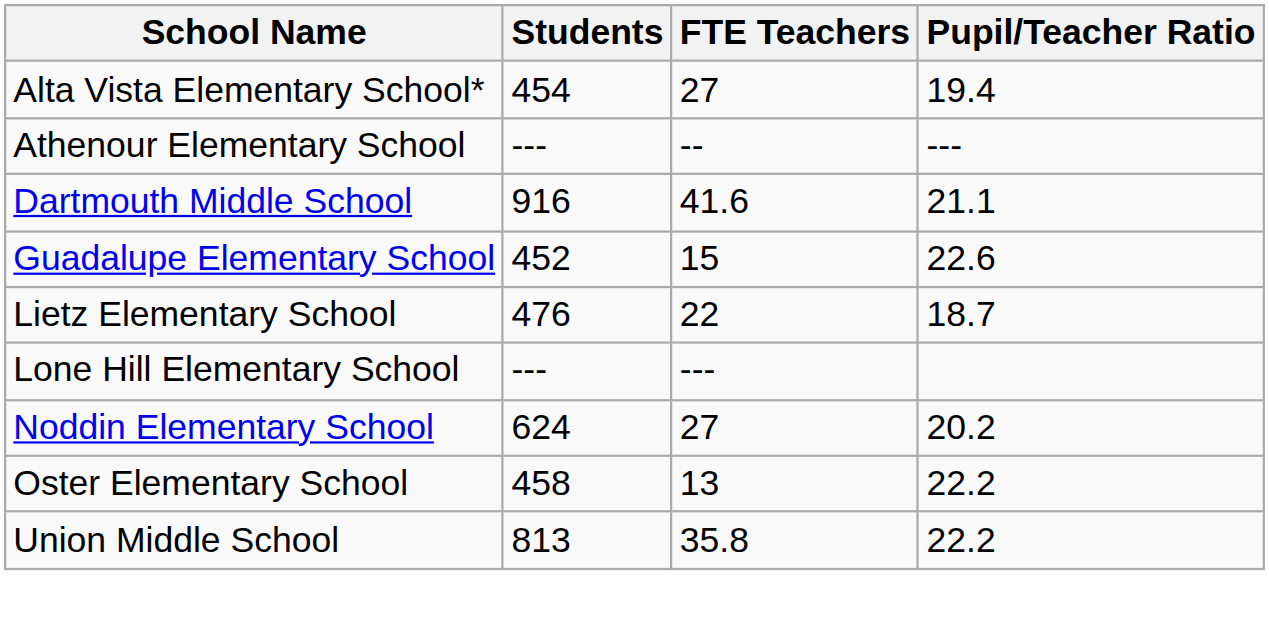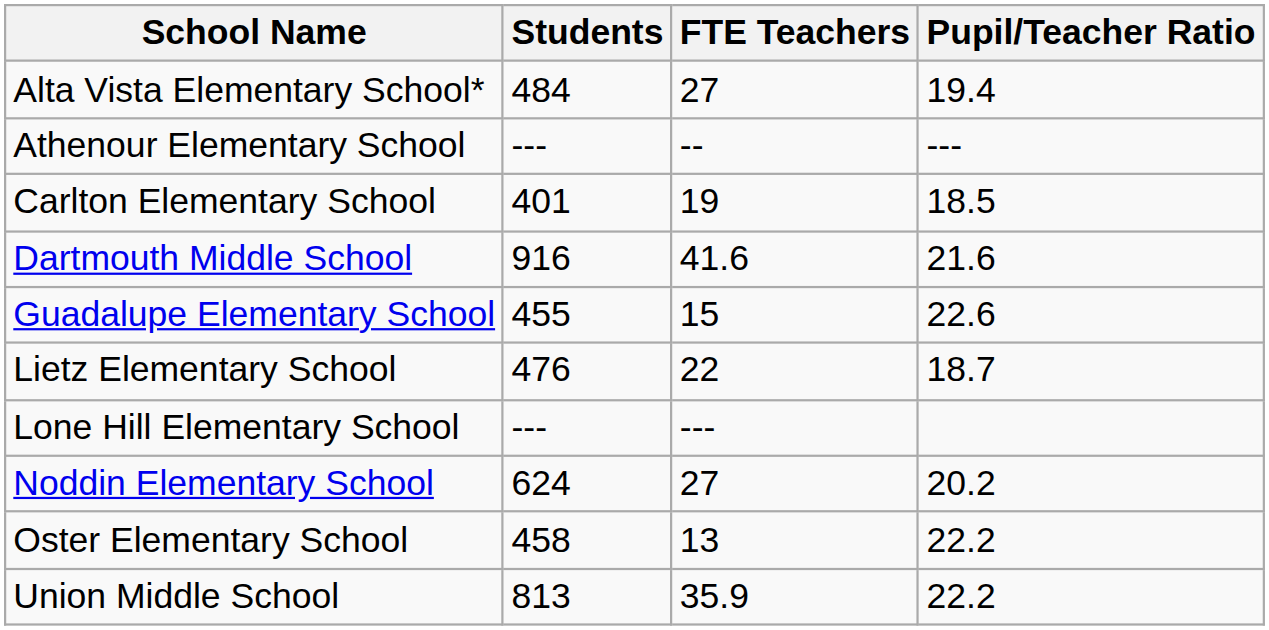(541, 88) 454 -> (541, 88) 484
+ row: (225, 201)
(961, 201) 21.1 -> (961, 257) 21.6
(541, 257) 452 -> (541, 314) 455
(714, 539) 35.8 -> (714, 595) 35.9
